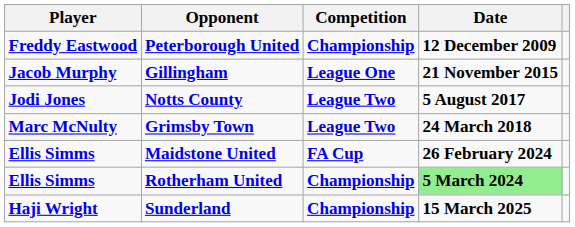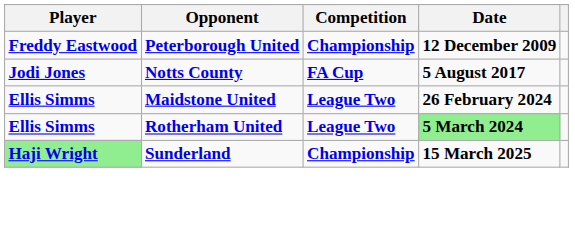- row: (186, 72)
(351, 99) League Two -> (335, 72) FA Cup
- row: (199, 126)
(335, 153) FA Cup -> (351, 99) League Two
(361, 180) Championship -> (351, 126) League Two
(53, 208) no background -> (53, 153) lightgreen background
